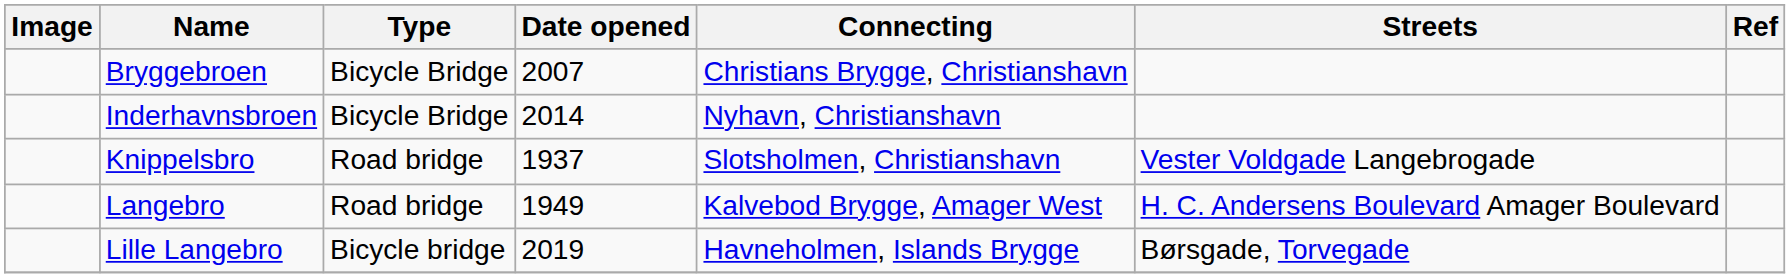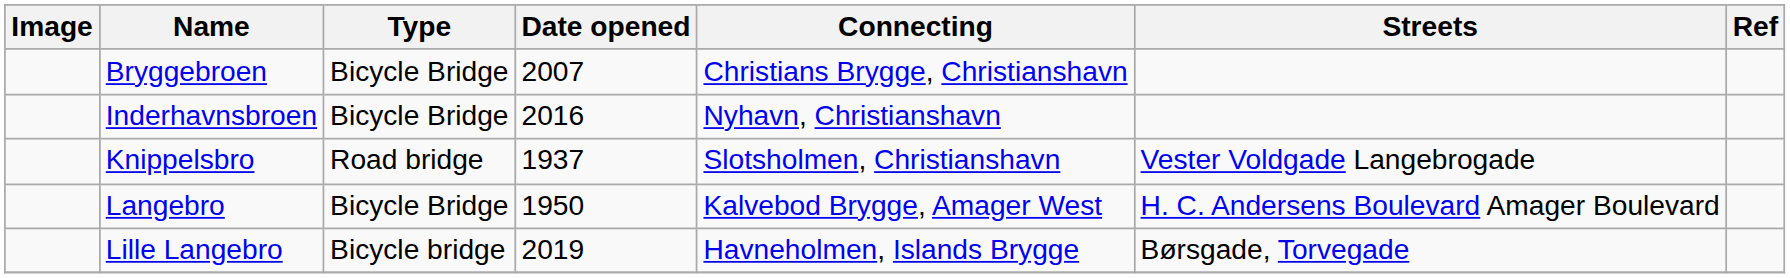(553, 116) 2014 -> (553, 116) 2016
(407, 205) Road bridge -> (419, 205) Bicycle Bridge
(553, 205) 1949 -> (553, 205) 1950
